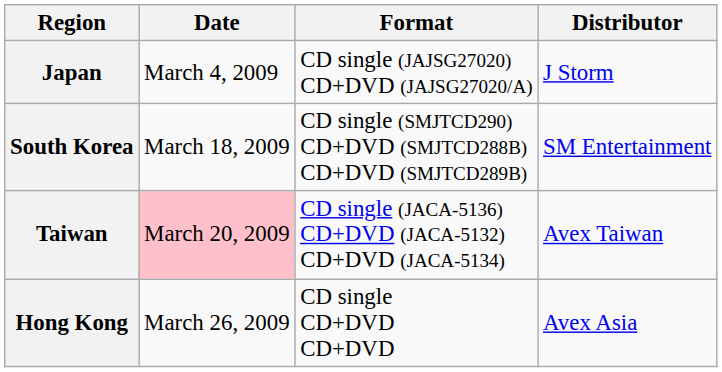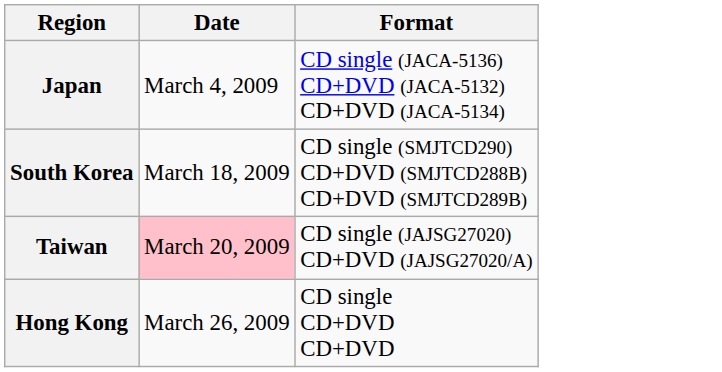- column: (627, 22)
(416, 71) CD single (JAJSG27020) CD+DVD (JAJSG27020/A) -> (403, 84) CD single (JACA-5136) CD+DVD (JACA-5132) CD+DVD (JACA-5134)
(403, 234) CD single (JACA-5136) CD+DVD (JACA-5132) CD+DVD (JACA-5134) -> (416, 247) CD single (JAJSG27020) CD+DVD (JAJSG27020/A)
